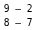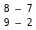rows swapped: (18, 23) <-> (18, 9)
